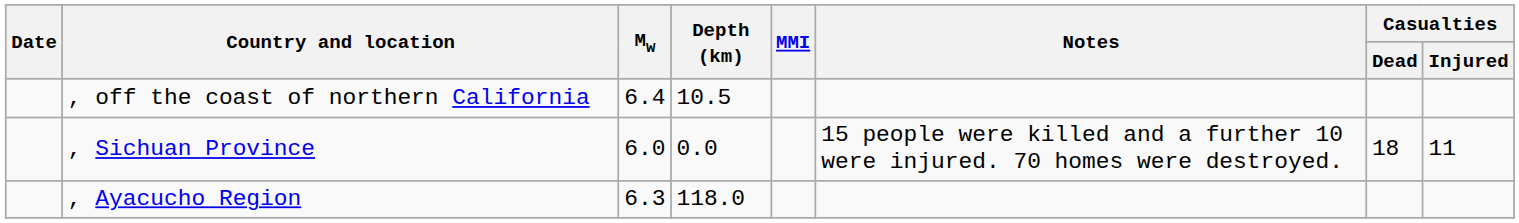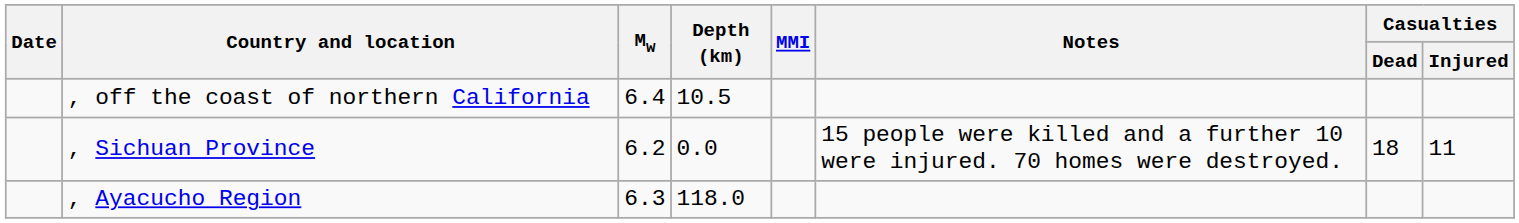(645, 149) 6.0 -> (645, 149) 6.2
